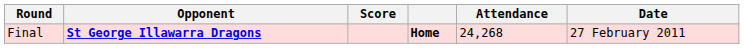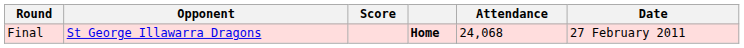(164, 34) bold -> (164, 34) normal
(481, 34) 24,268 -> (481, 34) 24,068
